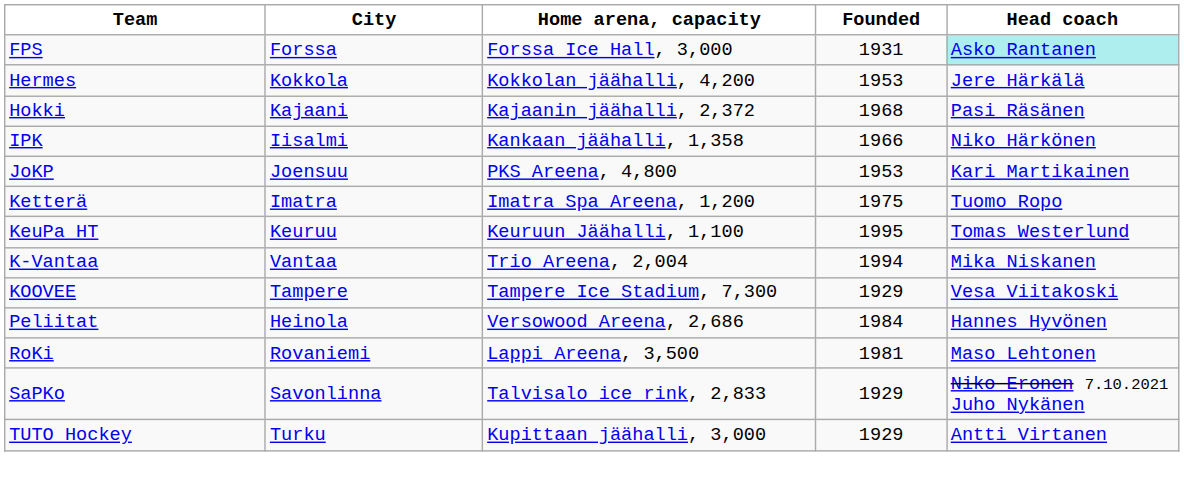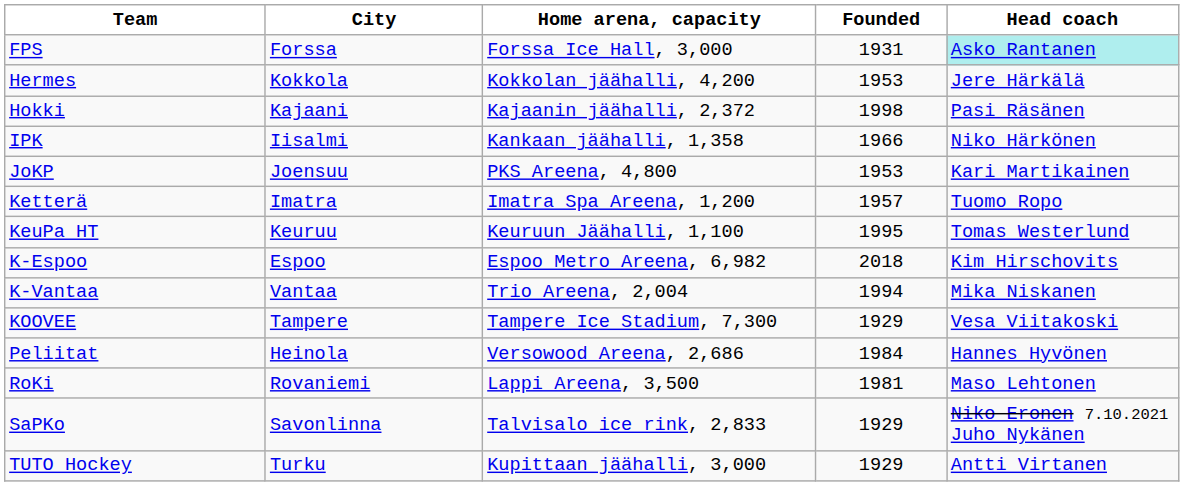(881, 111) 1968 -> (881, 111) 1998
(881, 202) 1975 -> (881, 202) 1957
+ row: (48, 262)
